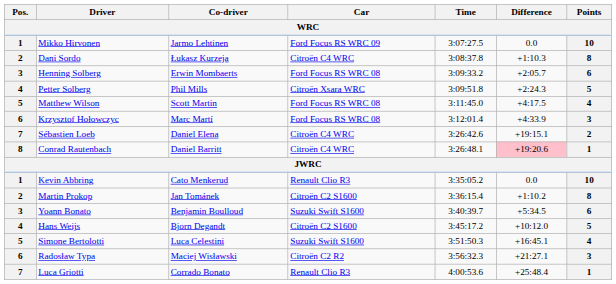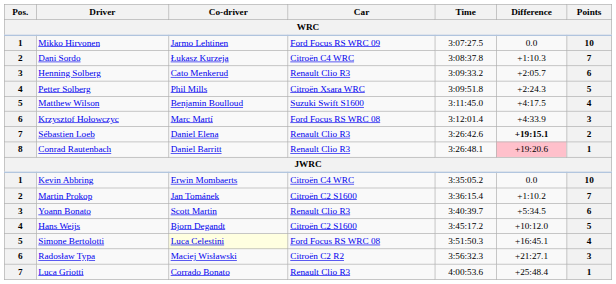(589, 58) 8 -> (589, 58) 7
(204, 73) Erwin Mombaerts -> (199, 73) Cato Menkerud
(335, 73) Ford Focus RS WRC 08 -> (320, 73) Renault Clio R3
(194, 104) Scott Martin -> (207, 104) Benjamin Boulloud
(335, 104) Ford Focus RS WRC 08 -> (327, 104) Suzuki Swift S1600
(322, 134) Citroën C4 WRC -> (320, 134) Renault Clio R3
(531, 134) normal -> (531, 134) bold
(322, 149) Citroën C4 WRC -> (320, 149) Renault Clio R3
(199, 180) Cato Menkerud -> (204, 180) Erwin Mombaerts
(320, 180) Renault Clio R3 -> (322, 180) Citroën C4 WRC
(589, 196) 8 -> (589, 196) 7
(207, 211) Benjamin Boulloud -> (194, 211) Scott Martin
(327, 211) Suzuki Swift S1600 -> (320, 211) Renault Clio R3
(197, 241) no background -> (197, 241) lightyellow background
(327, 241) Suzuki Swift S1600 -> (335, 241) Ford Focus RS WRC 08
